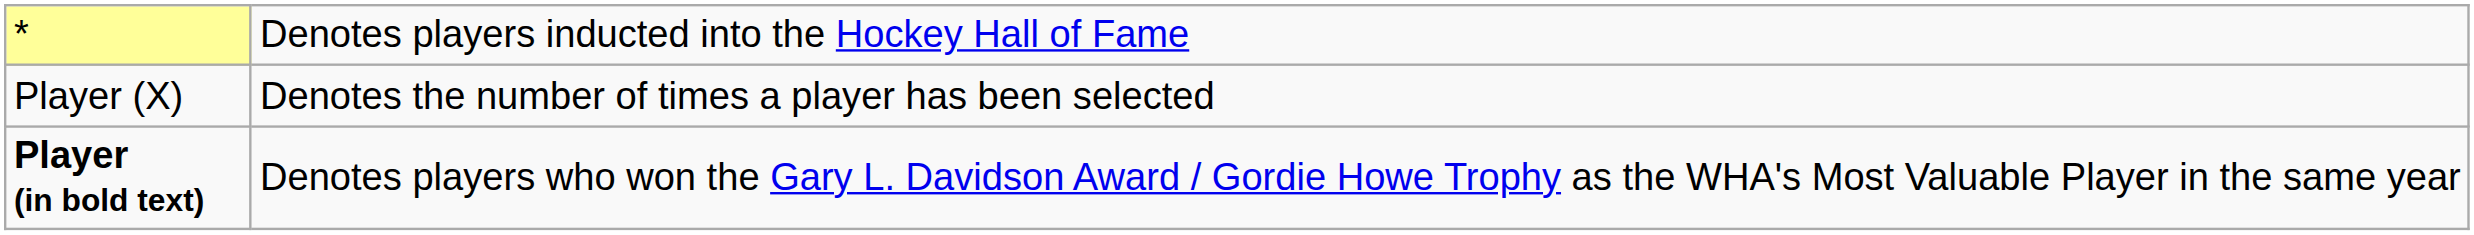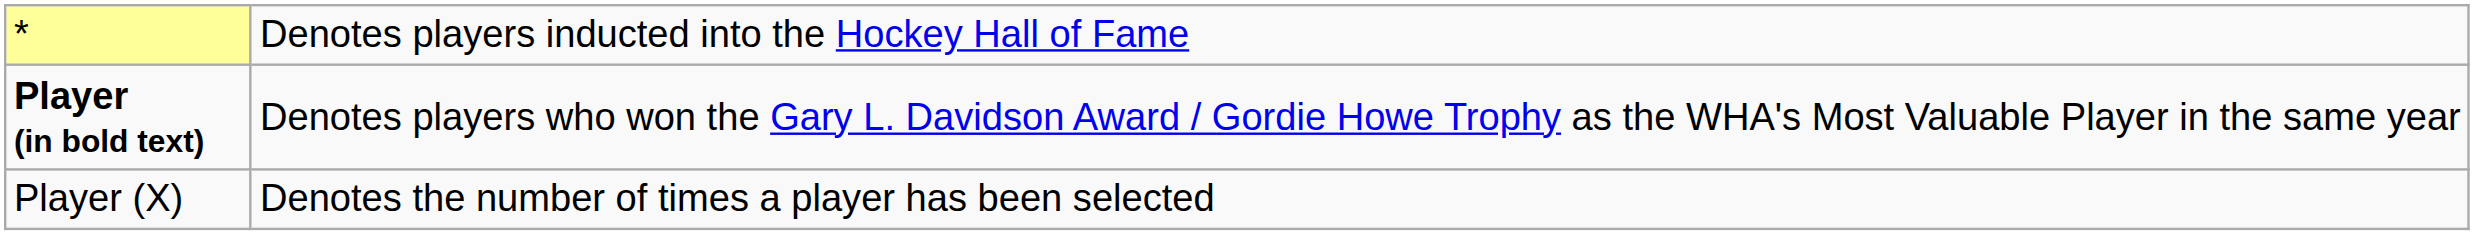rows swapped: (99, 95) <-> (109, 176)
